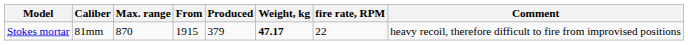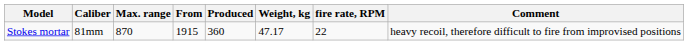(216, 31) 379 -> (216, 31) 360
(271, 31) bold -> (271, 31) normal
